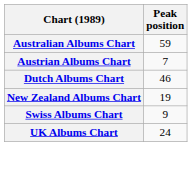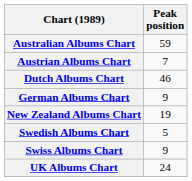+ row: (74, 97)
+ row: (74, 132)
